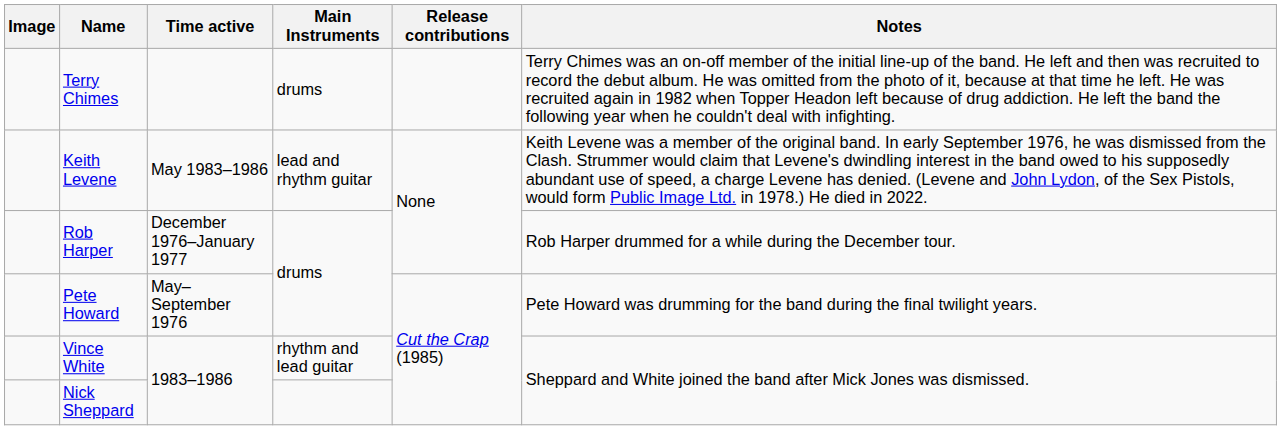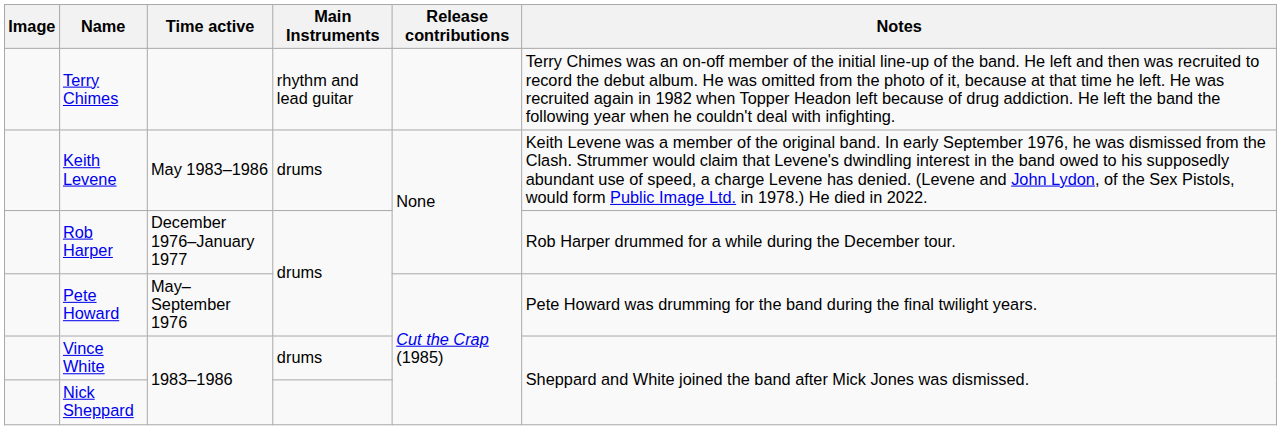(300, 89) drums -> (318, 89) rhythm and lead guitar
(324, 170) lead and rhythm guitar -> (300, 170) drums
(318, 357) rhythm and lead guitar -> (300, 357) drums
